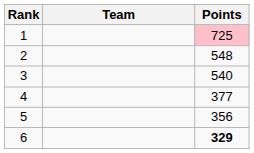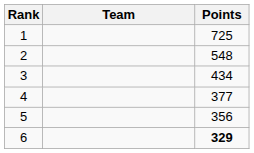(222, 35) pink background -> (222, 35) no background
(222, 76) 540 -> (222, 76) 434
